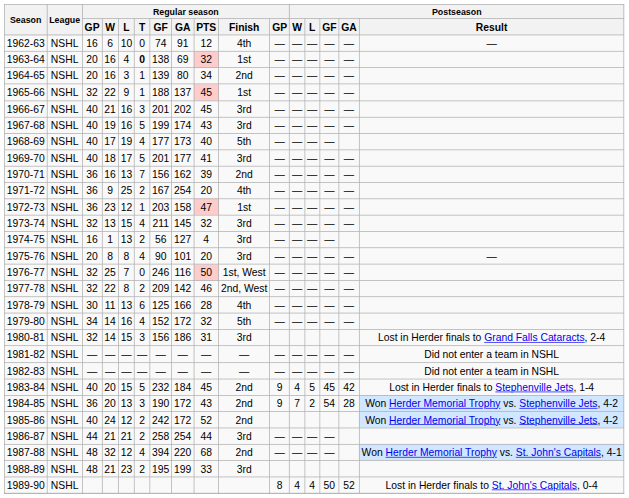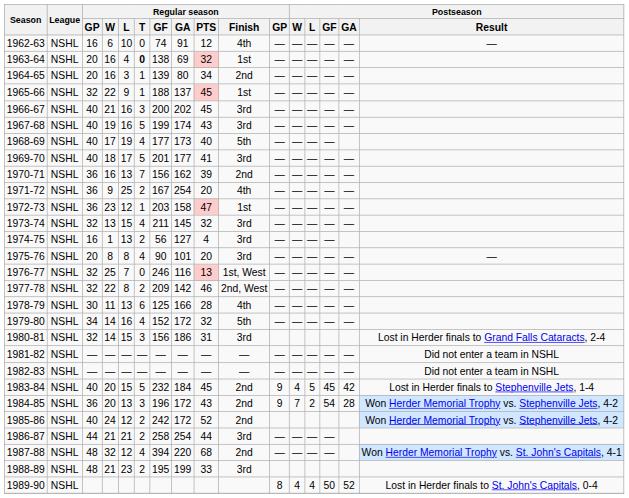(161, 109) 201 -> (161, 109) 200
(206, 273) 50 -> (206, 273) 13
(161, 403) 190 -> (161, 403) 196
